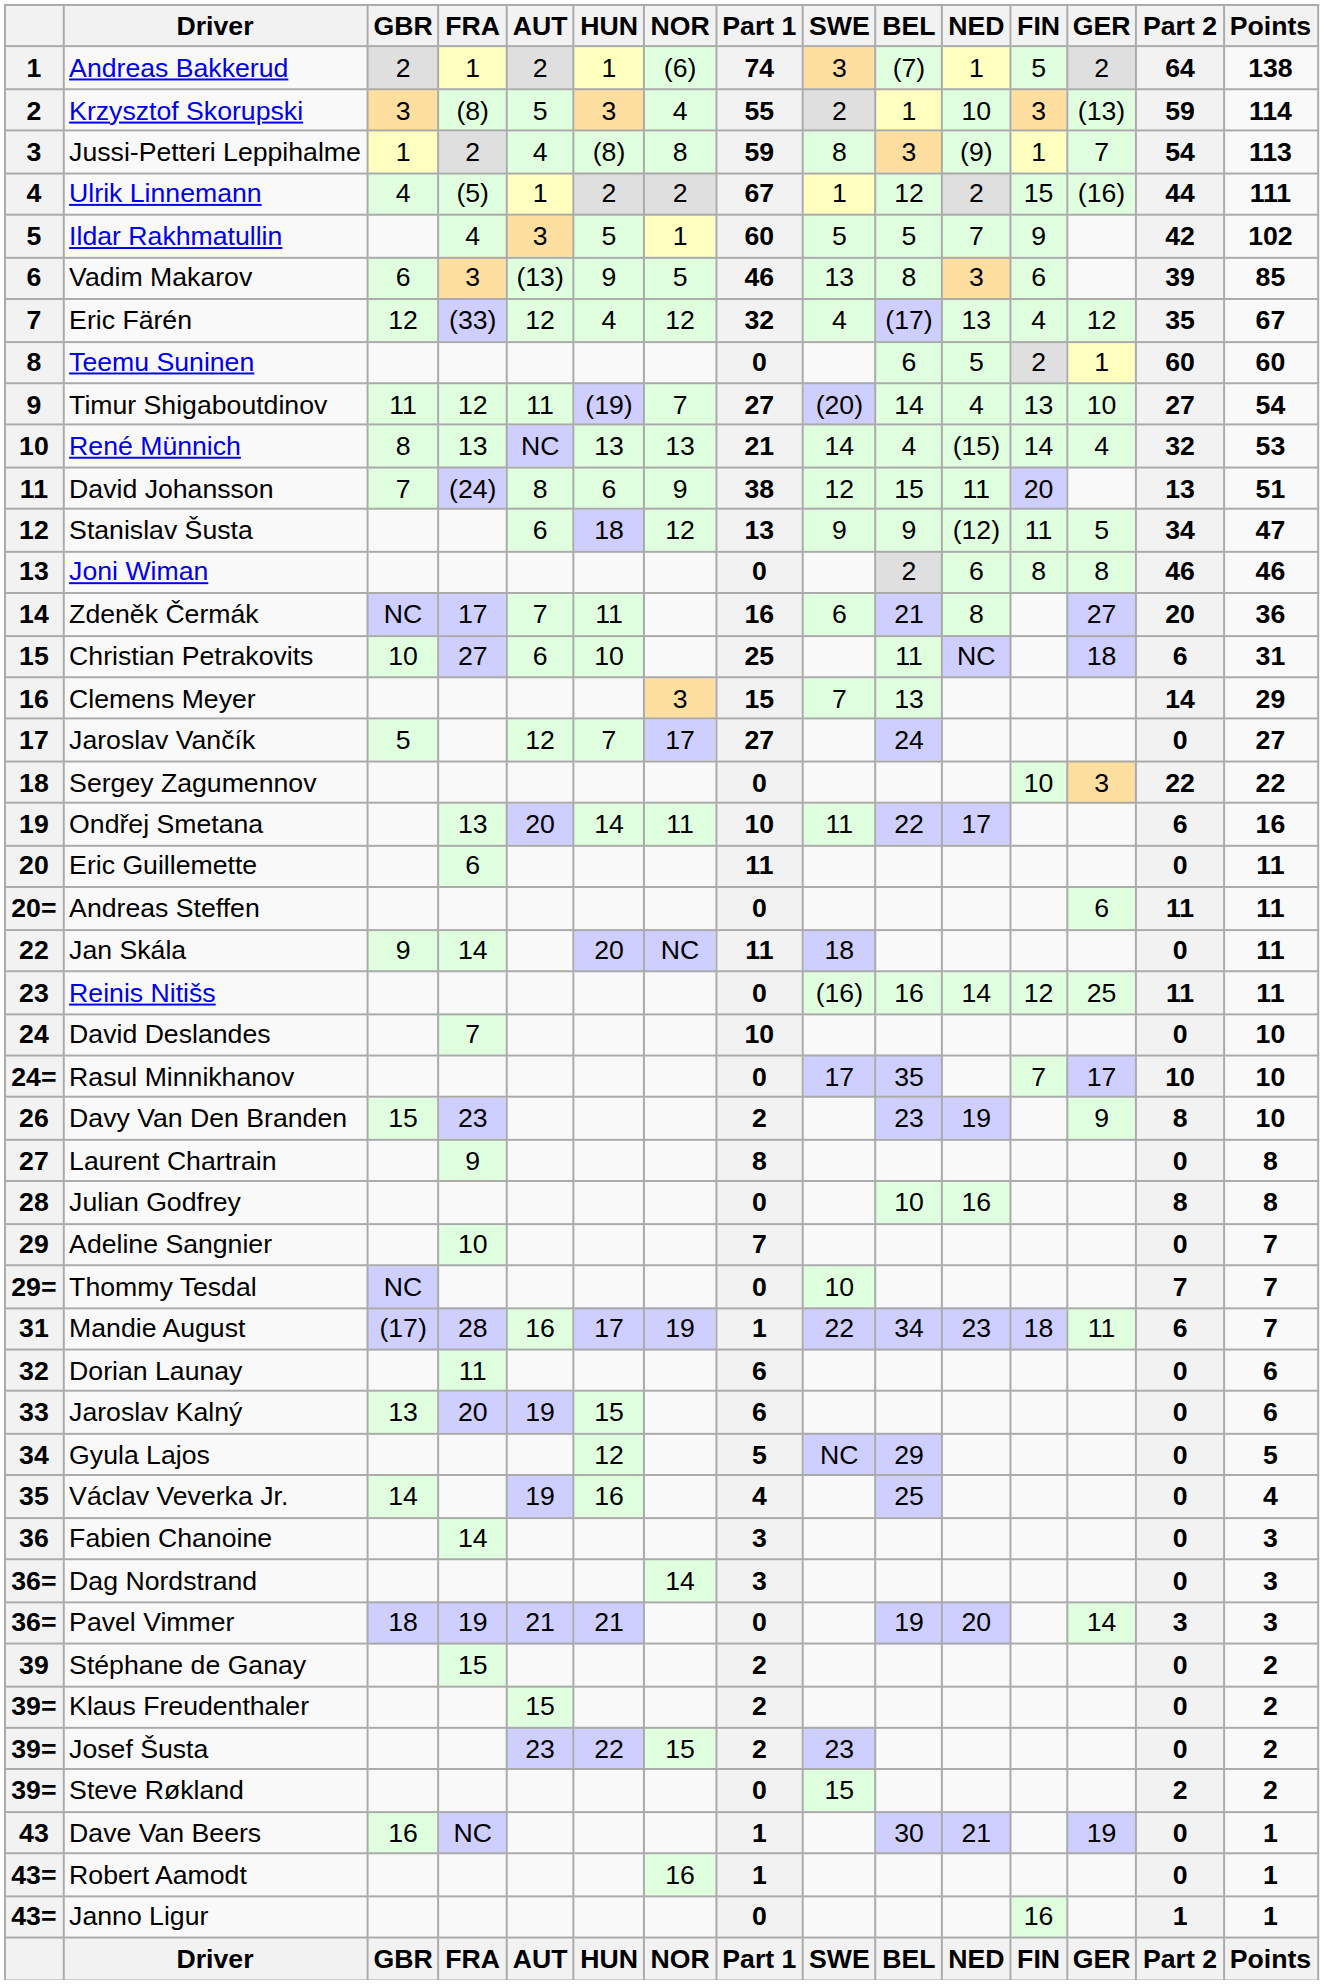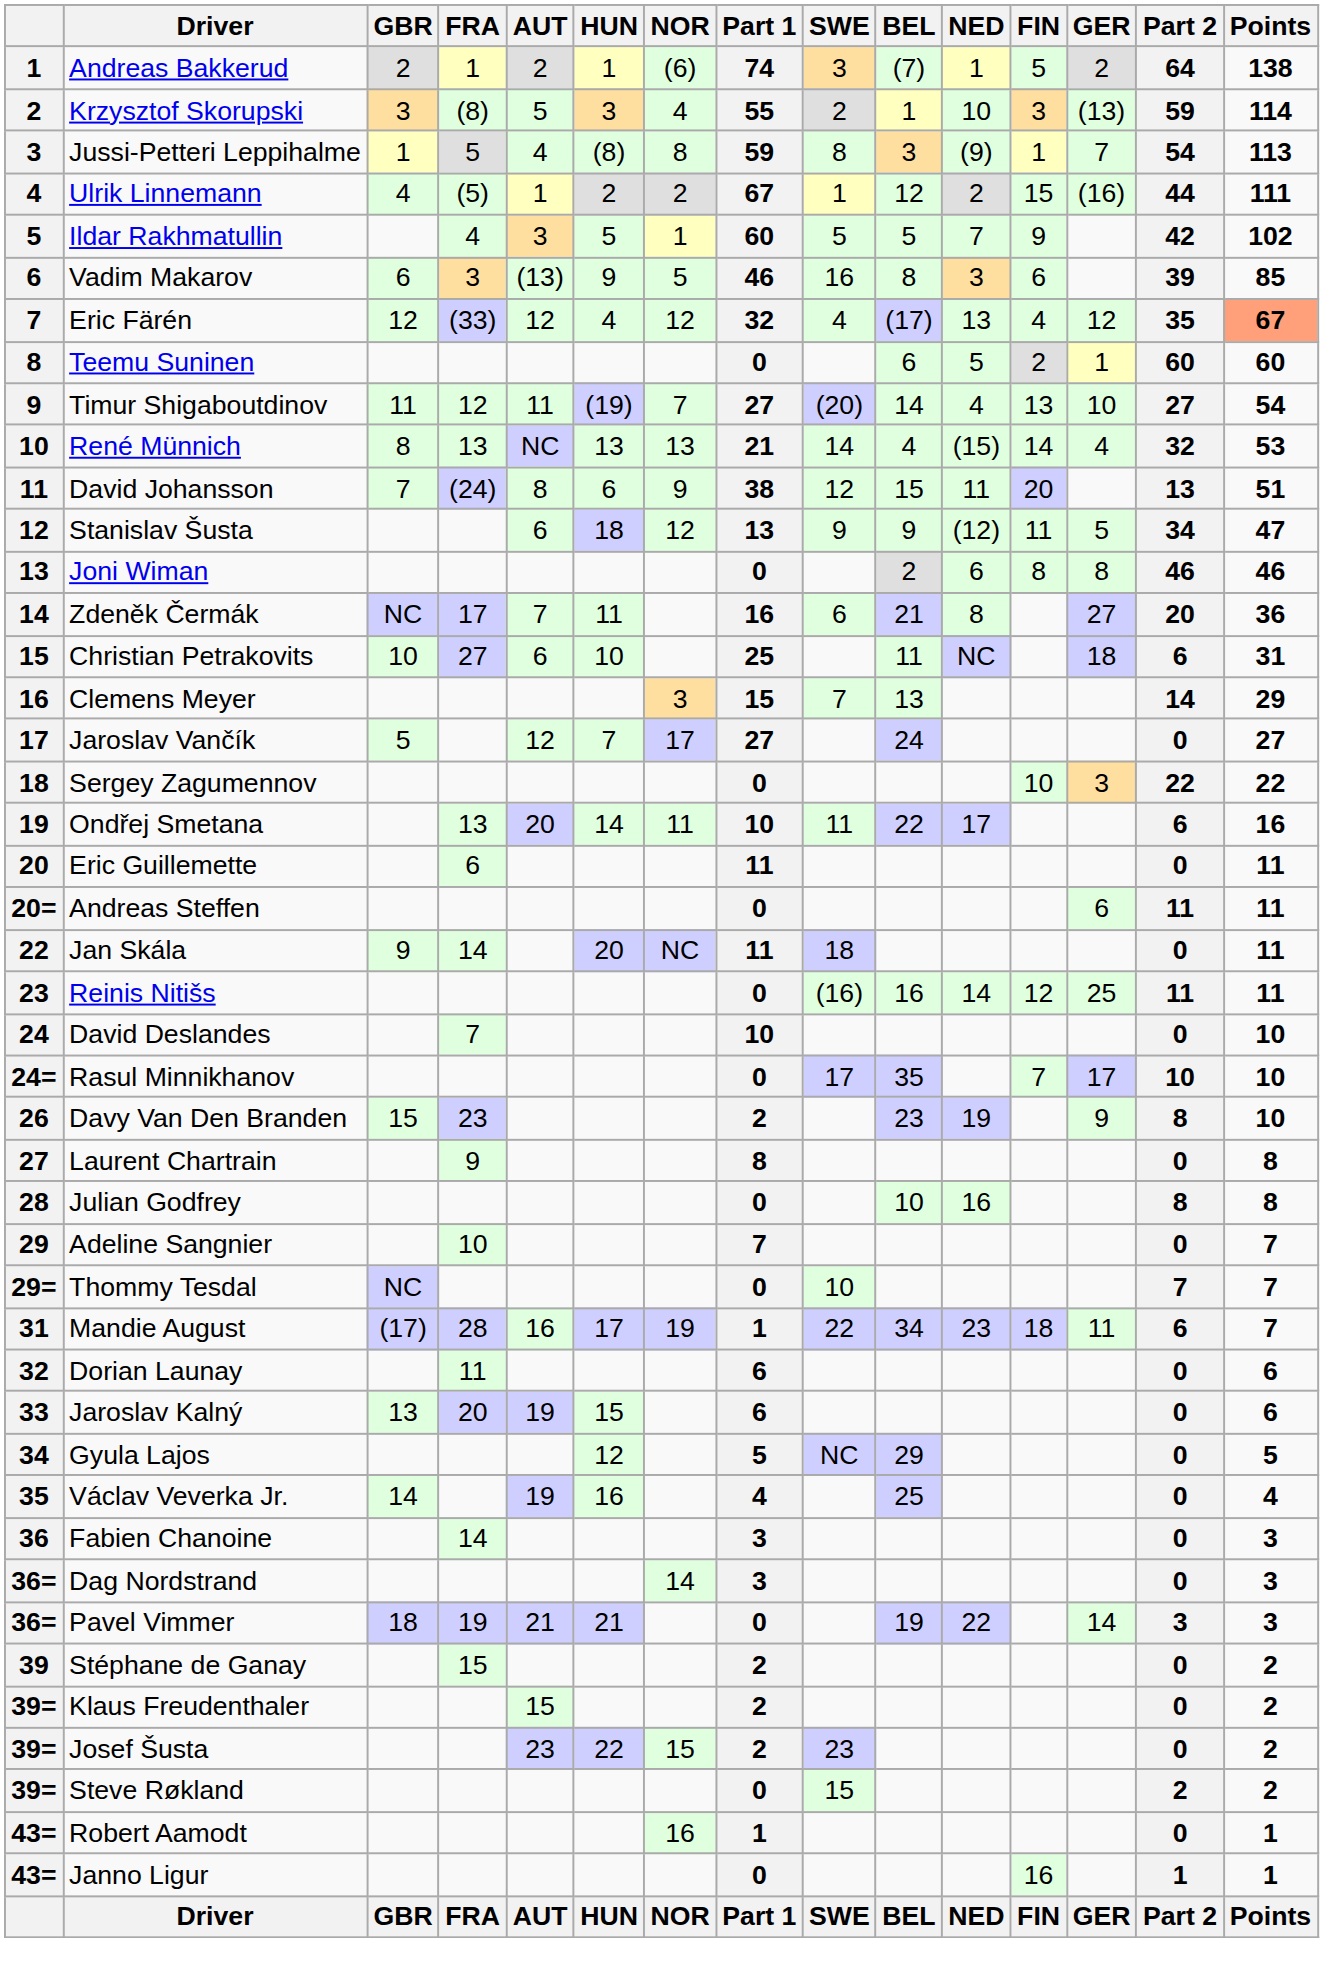(473, 152) 2 -> (473, 152) 5
(839, 278) 13 -> (839, 278) 16
(1270, 320) no background -> (1270, 320) lightsalmon background
(976, 1622) 20 -> (976, 1622) 22
- row: (165, 1832)
